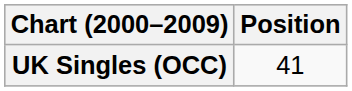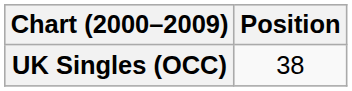(290, 65) 41 -> (290, 65) 38
